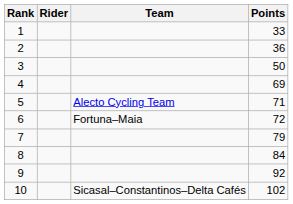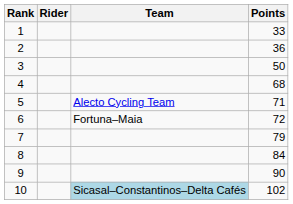(279, 84) 69 -> (279, 84) 68
(279, 173) 92 -> (279, 173) 90
(160, 191) no background -> (160, 191) lightblue background
